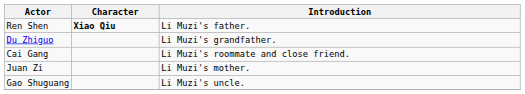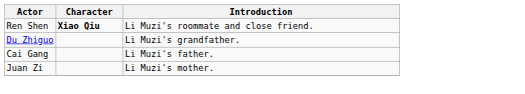(206, 26) Li Muzi's father. -> (219, 26) Li Muzi's roommate and close friend.
(256, 54) Li Muzi's roommate and close friend. -> (169, 54) Li Muzi's father.
- row: (38, 82)
